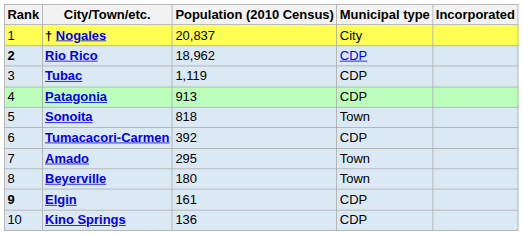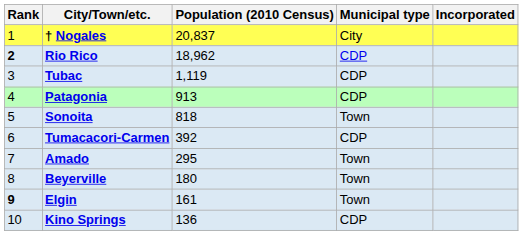(353, 199) CDP -> (355, 199) Town
